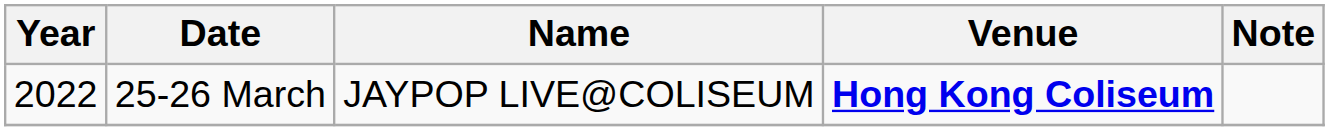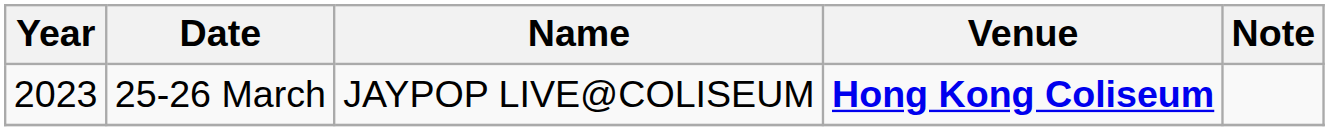(56, 93) 2022 -> (56, 93) 2023
